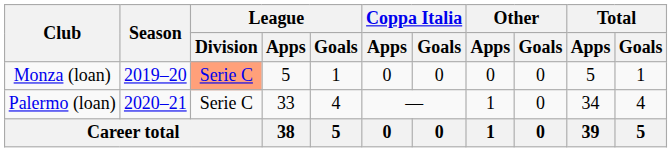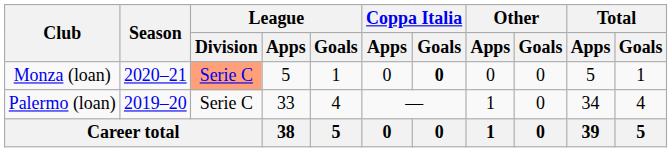(155, 75) 2019–20 -> (155, 75) 2020–21
(439, 75) normal -> (439, 75) bold
(155, 103) 2020–21 -> (155, 103) 2019–20
